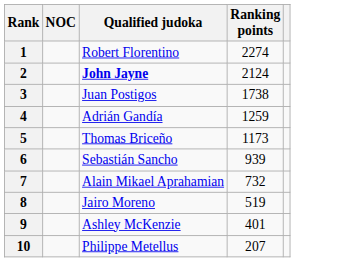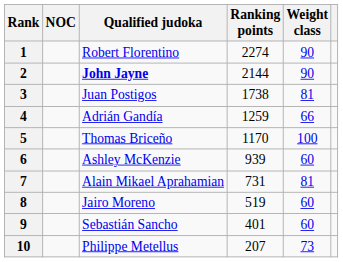+ column: (307, 22)
(255, 73) 2124 -> (255, 73) 2144
(255, 138) 1173 -> (255, 138) 1170
(130, 159) Sebastián Sancho -> (131, 159) Ashley McKenzie
(255, 181) 732 -> (255, 181) 731
(131, 224) Ashley McKenzie -> (130, 224) Sebastián Sancho
